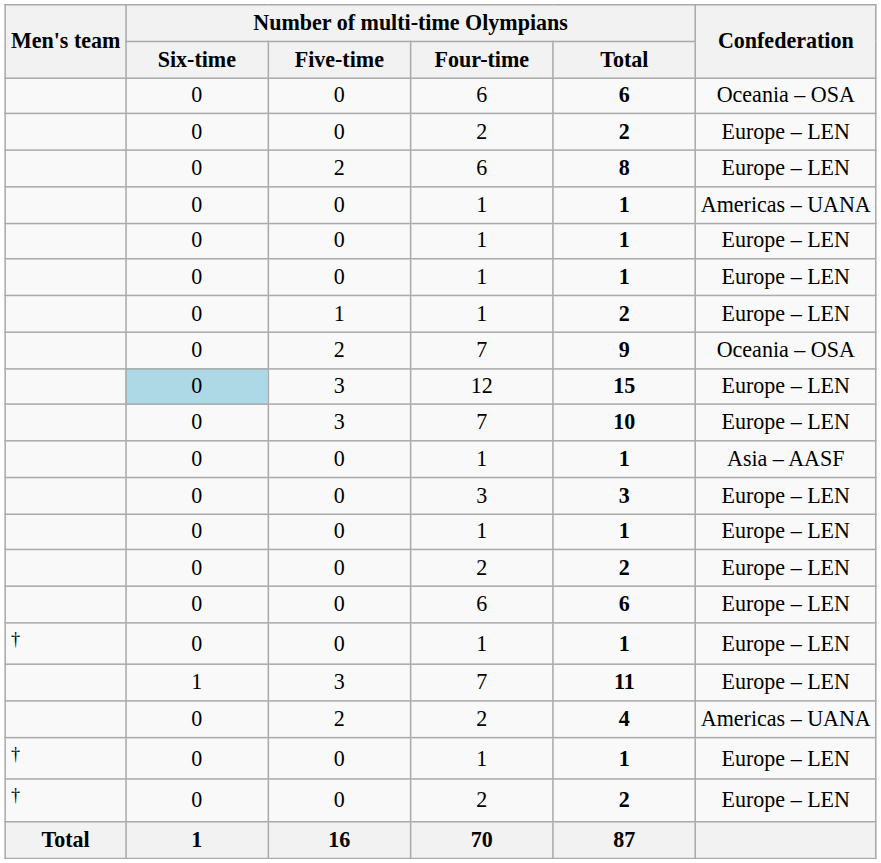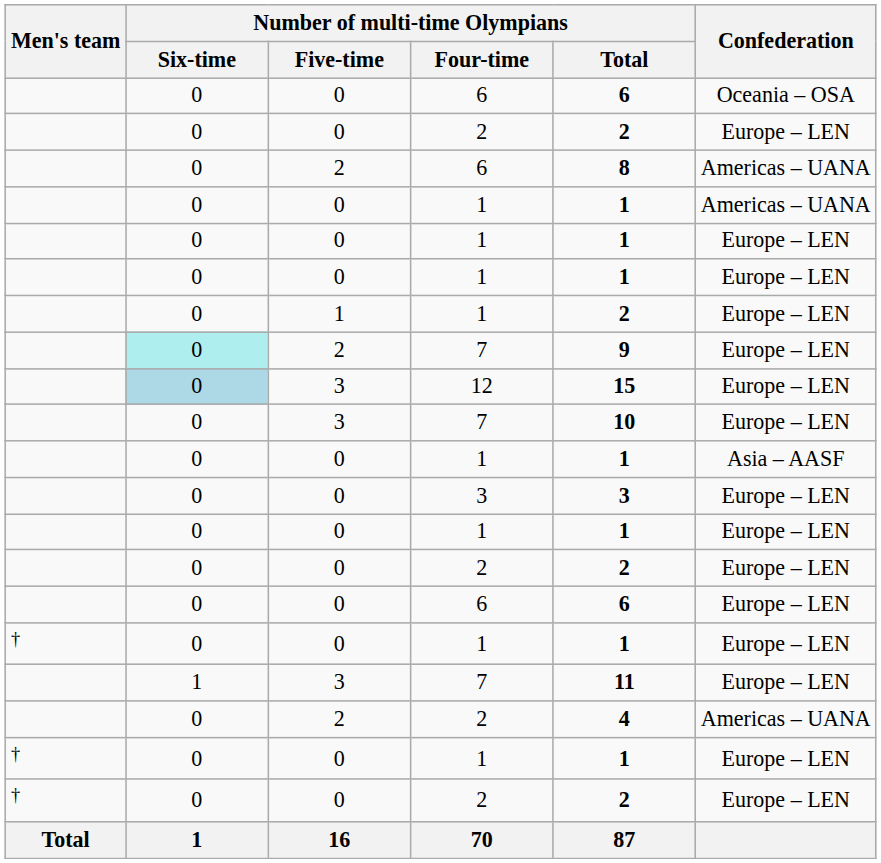(786, 168) Europe – LEN -> (786, 168) Americas – UANA
(197, 350) no background -> (197, 350) paleturquoise background
(786, 350) Oceania – OSA -> (786, 350) Europe – LEN
